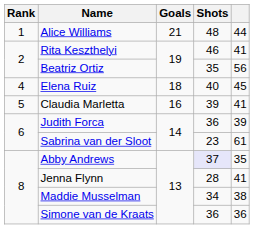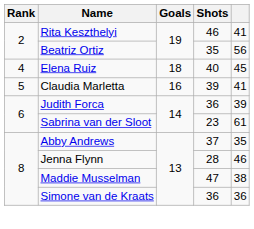- row: (76, 31)
(212, 159) lavender background -> (212, 141) no background
(240, 178) 41 -> (240, 159) 46
(212, 196) 34 -> (212, 178) 47
